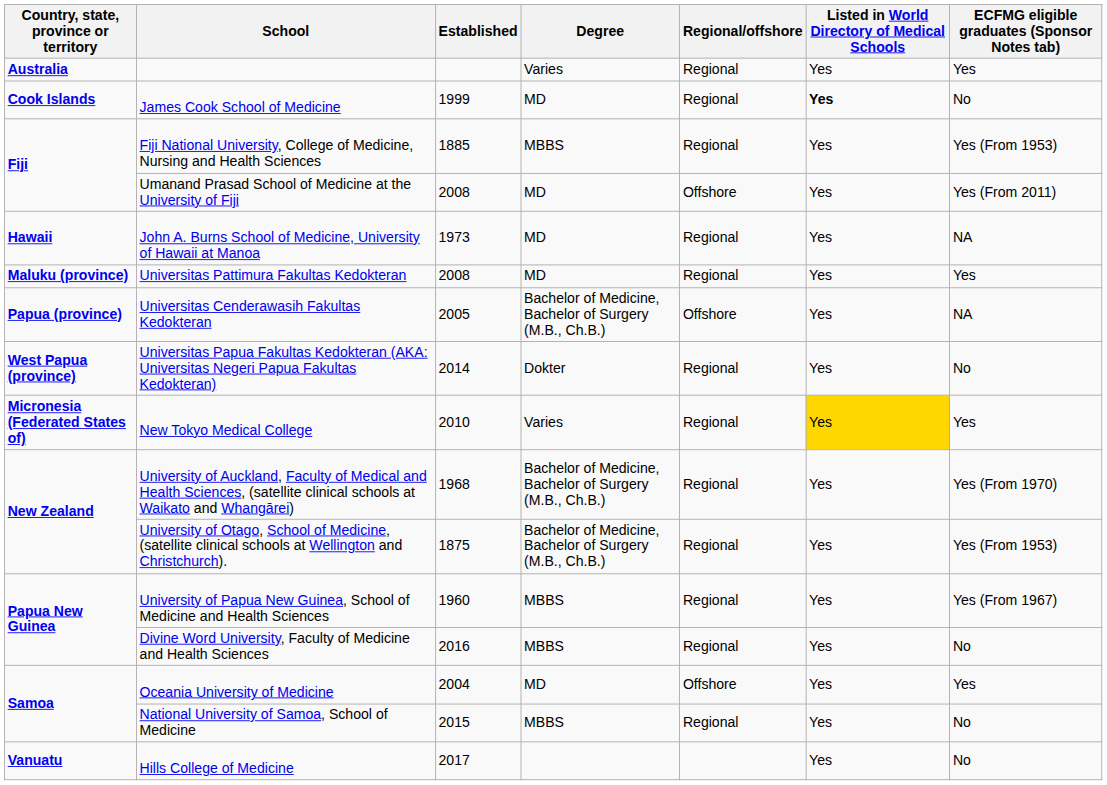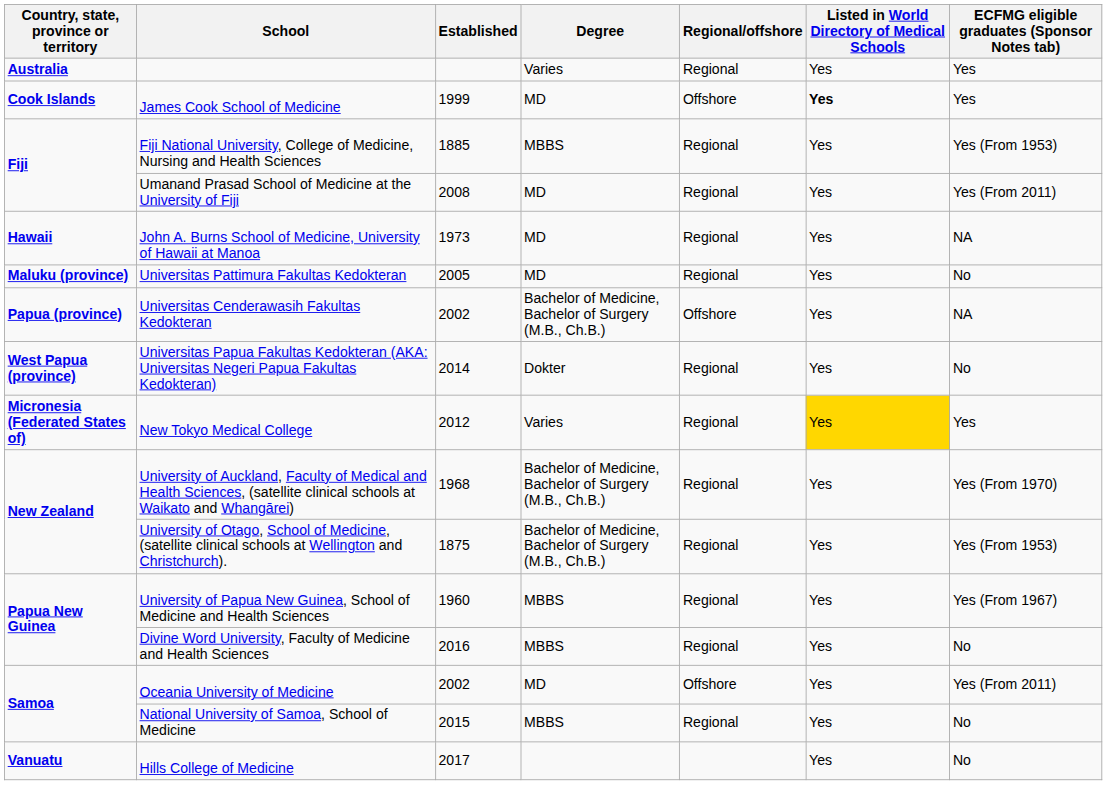(711, 99) Regional -> (710, 99) Offshore
(962, 99) No -> (964, 99) Yes
(710, 192) Offshore -> (711, 192) Regional
(454, 276) 2008 -> (454, 276) 2005
(964, 276) Yes -> (962, 276) No
(454, 314) 2005 -> (454, 314) 2002
(454, 422) 2010 -> (454, 422) 2012
(454, 684) 2004 -> (454, 684) 2002
(964, 684) Yes -> (1005, 684) Yes (From 2011)
